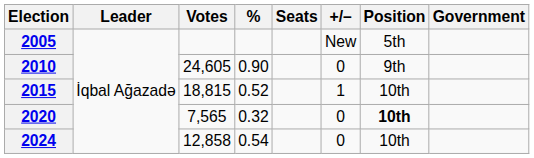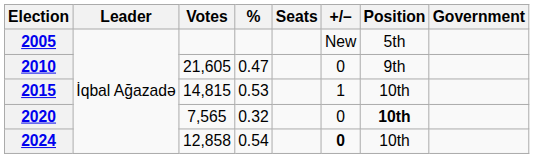(207, 66) 24,605 -> (207, 66) 21,605
(253, 66) 0.90 -> (253, 66) 0.47
(207, 91) 18,815 -> (207, 91) 14,815
(253, 91) 0.52 -> (253, 91) 0.53
(341, 141) normal -> (341, 141) bold
